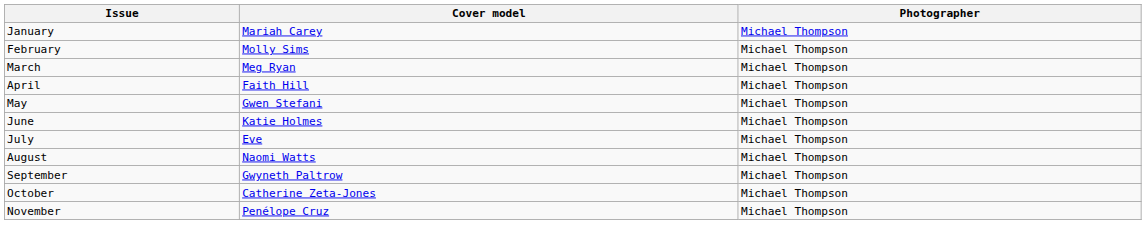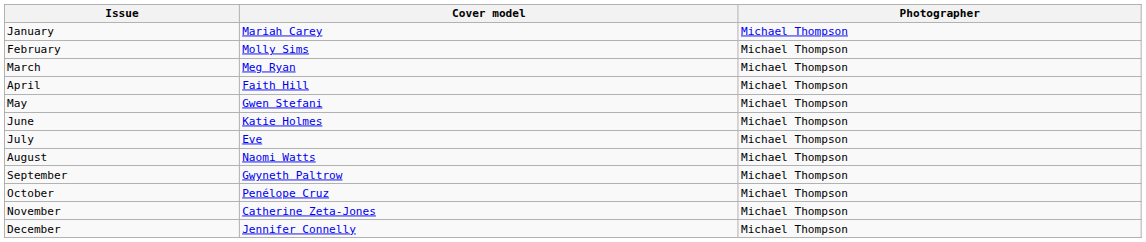(309, 193) Catherine Zeta-Jones -> (286, 193) Penélope Cruz
(286, 211) Penélope Cruz -> (309, 211) Catherine Zeta-Jones
+ row: (34, 229)
